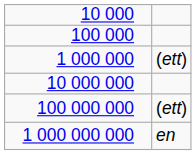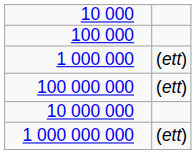rows swapped: (90, 83) <-> (86, 108)
(166, 135) en -> (172, 135) (ett)
